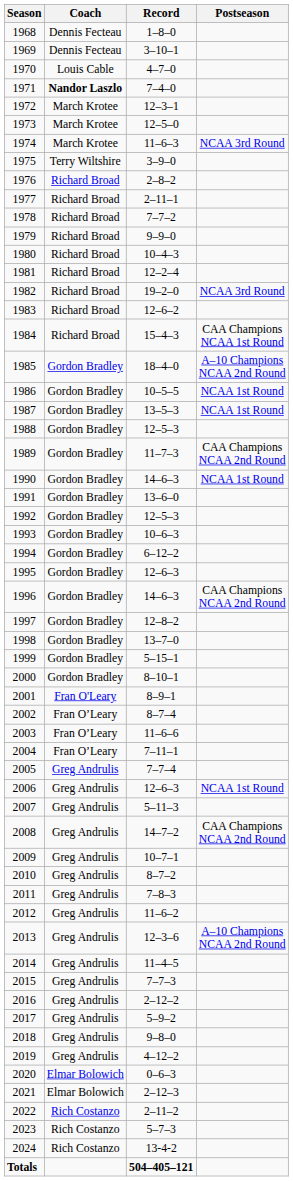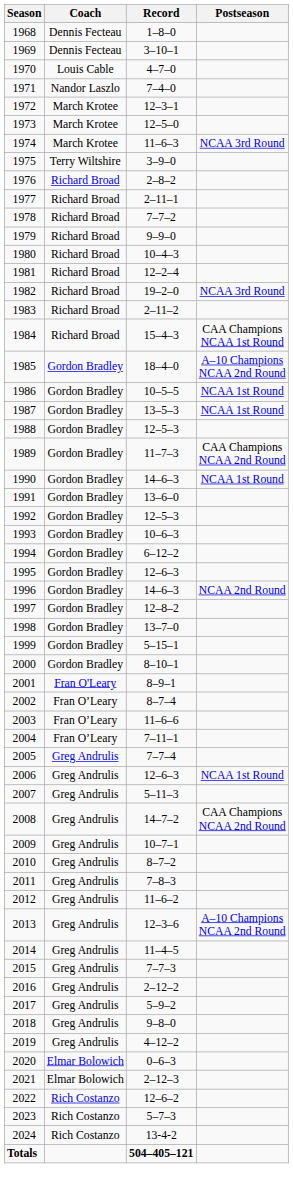(85, 87) bold -> (85, 87) normal
(161, 310) 12–6–2 -> (161, 310) 2–11–2
(242, 596) CAA Champions NCAA 2nd Round -> (242, 590) NCAA 2nd Round
(161, 1111) 2–11–2 -> (161, 1098) 12–6–2
